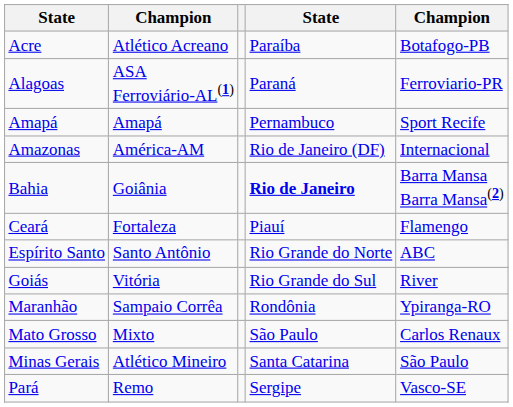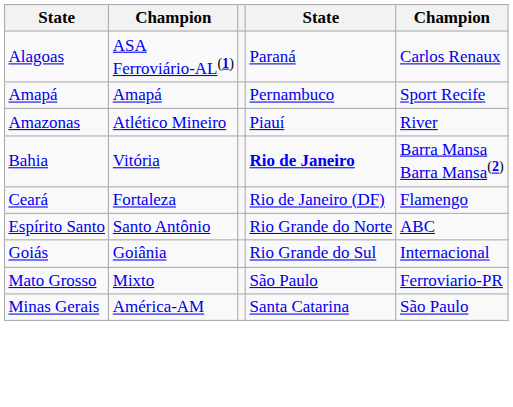- row: (25, 44)
(451, 83) Ferroviario-PR -> (450, 56) Carlos Renaux
(159, 149) América-AM -> (170, 122) Atlético Mineiro
(317, 149) Rio de Janeiro (DF) -> (267, 122) Piauí
(445, 149) Internacional -> (419, 122) River
(140, 187) Goiânia -> (136, 161) Vitória
(267, 226) Piauí -> (317, 199) Rio de Janeiro (DF)
(136, 280) Vitória -> (140, 253) Goiânia
(419, 280) River -> (445, 253) Internacional
- row: (43, 307)
(450, 334) Carlos Renaux -> (451, 280) Ferroviario-PR
(170, 361) Atlético Mineiro -> (159, 307) América-AM
- row: (24, 388)
